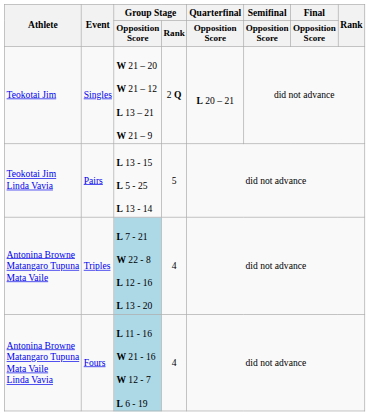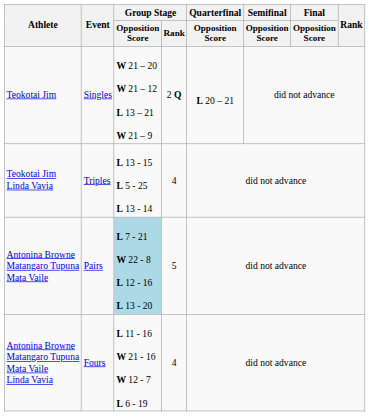(93, 180) Pairs -> (97, 180) Triples
(174, 180) 5 -> (174, 180) 4
(97, 266) Triples -> (93, 266) Pairs
(174, 266) 4 -> (174, 266) 5
(136, 368) lightblue background -> (136, 368) no background
